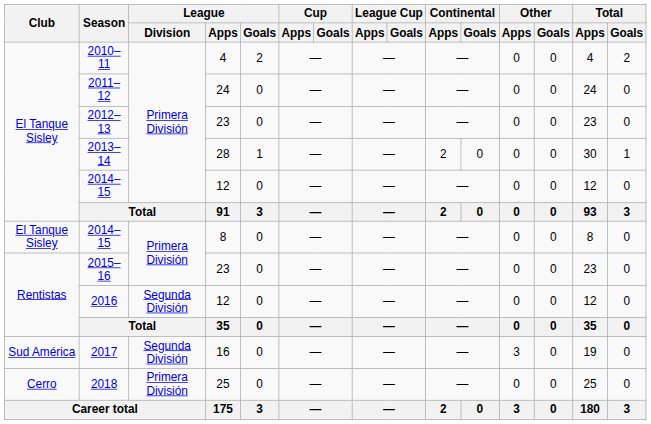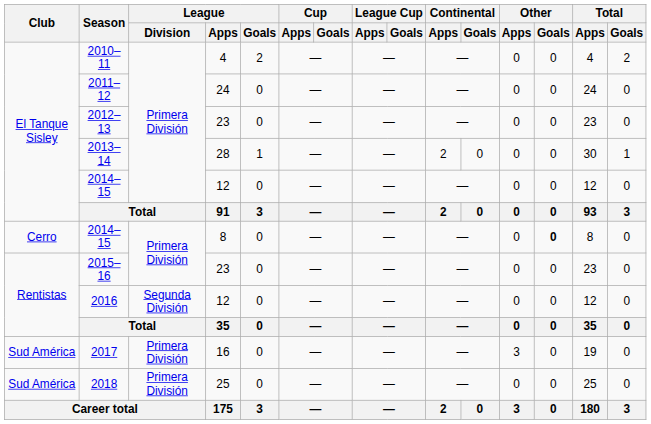(42, 237) El Tanque Sisley -> (42, 237) Cerro
(553, 237) normal -> (553, 237) bold
(167, 352) Segunda División -> (167, 352) Primera División
(42, 384) Cerro -> (42, 384) Sud América
